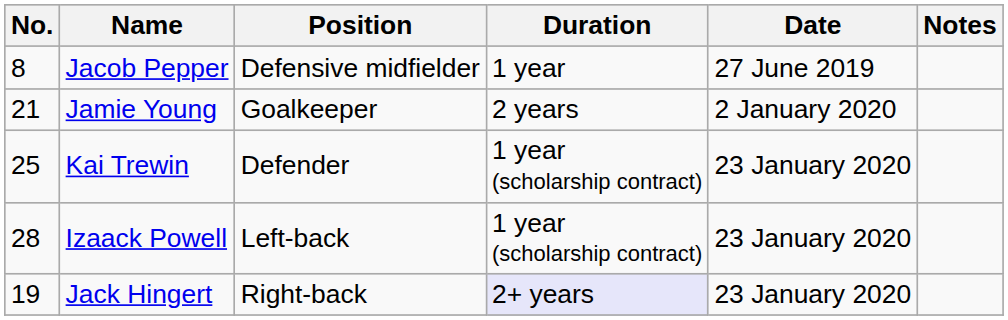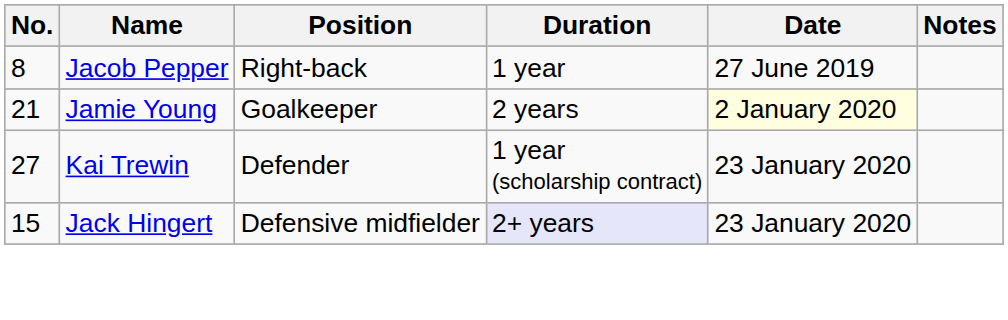(360, 67) Defensive midfielder -> (304, 67) Right-back
(805, 109) no background -> (805, 109) lightyellow background
(26, 165) 25 -> (26, 165) 27
- row: (146, 237)
(26, 294) 19 -> (26, 222) 15
(304, 294) Right-back -> (360, 222) Defensive midfielder
